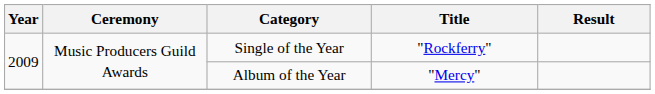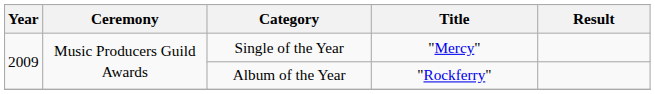(454, 47) "Rockferry" -> (454, 47) "Mercy"
(454, 76) "Mercy" -> (454, 76) "Rockferry"
